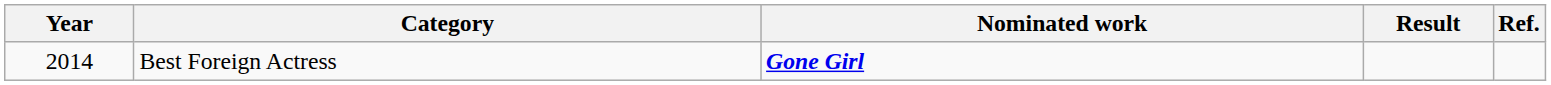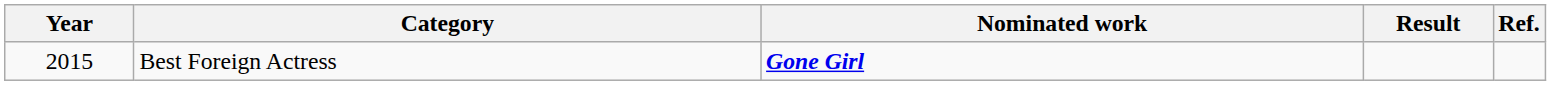(69, 60) 2014 -> (69, 60) 2015
